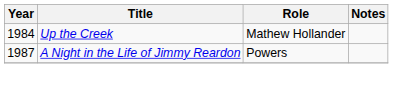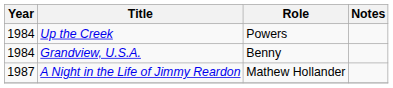(296, 33) Mathew Hollander -> (267, 33) Powers
+ row: (91, 53)
(267, 53) Powers -> (296, 72) Mathew Hollander
